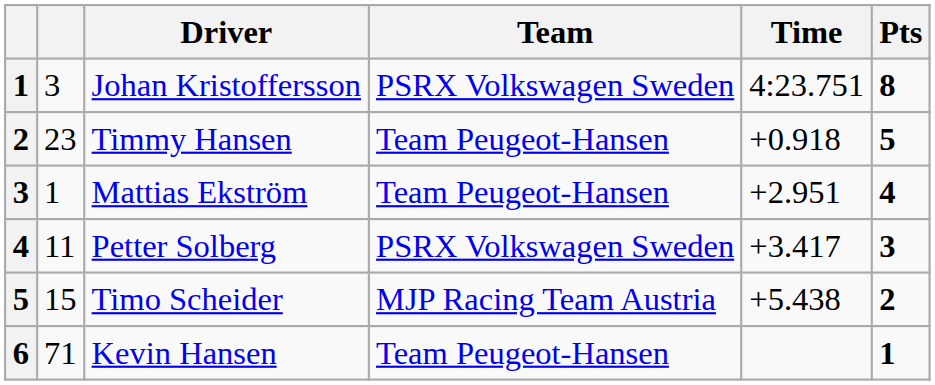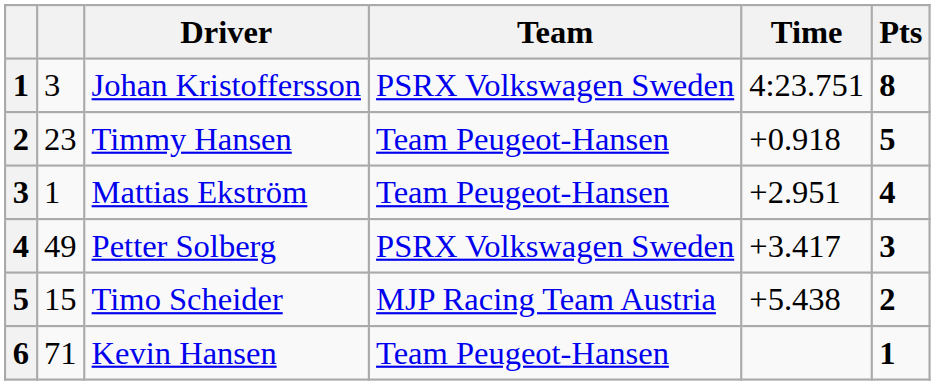(60, 246) 11 -> (60, 246) 49
